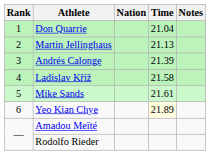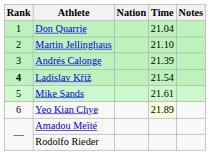(162, 45) 21.13 -> (162, 45) 21.10
(19, 77) normal -> (19, 77) bold
(162, 77) 21.58 -> (162, 77) 21.54
